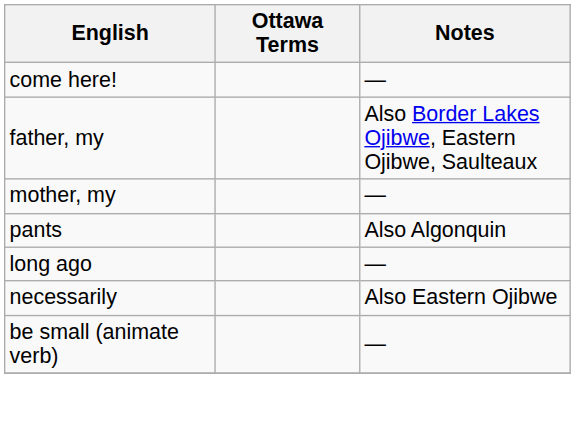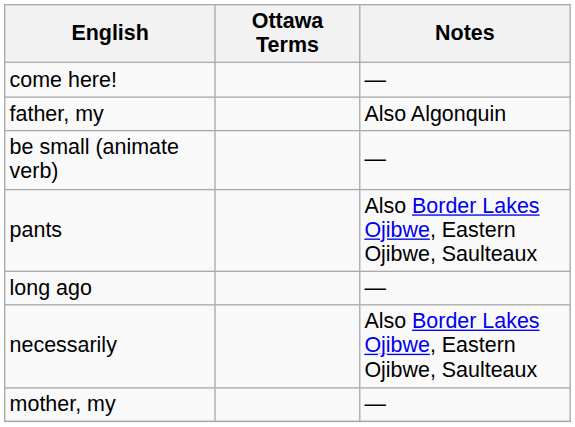(452, 137) Also Border Lakes Ojibwe, Eastern Ojibwe, Saulteaux -> (435, 113) Also Algonquin
rows swapped: (63, 195) <-> (94, 343)
(435, 229) Also Algonquin -> (452, 229) Also Border Lakes Ojibwe, Eastern Ojibwe, Saulteaux
(461, 297) Also Eastern Ojibwe -> (452, 346) Also Border Lakes Ojibwe, Eastern Ojibwe, Saulteaux
